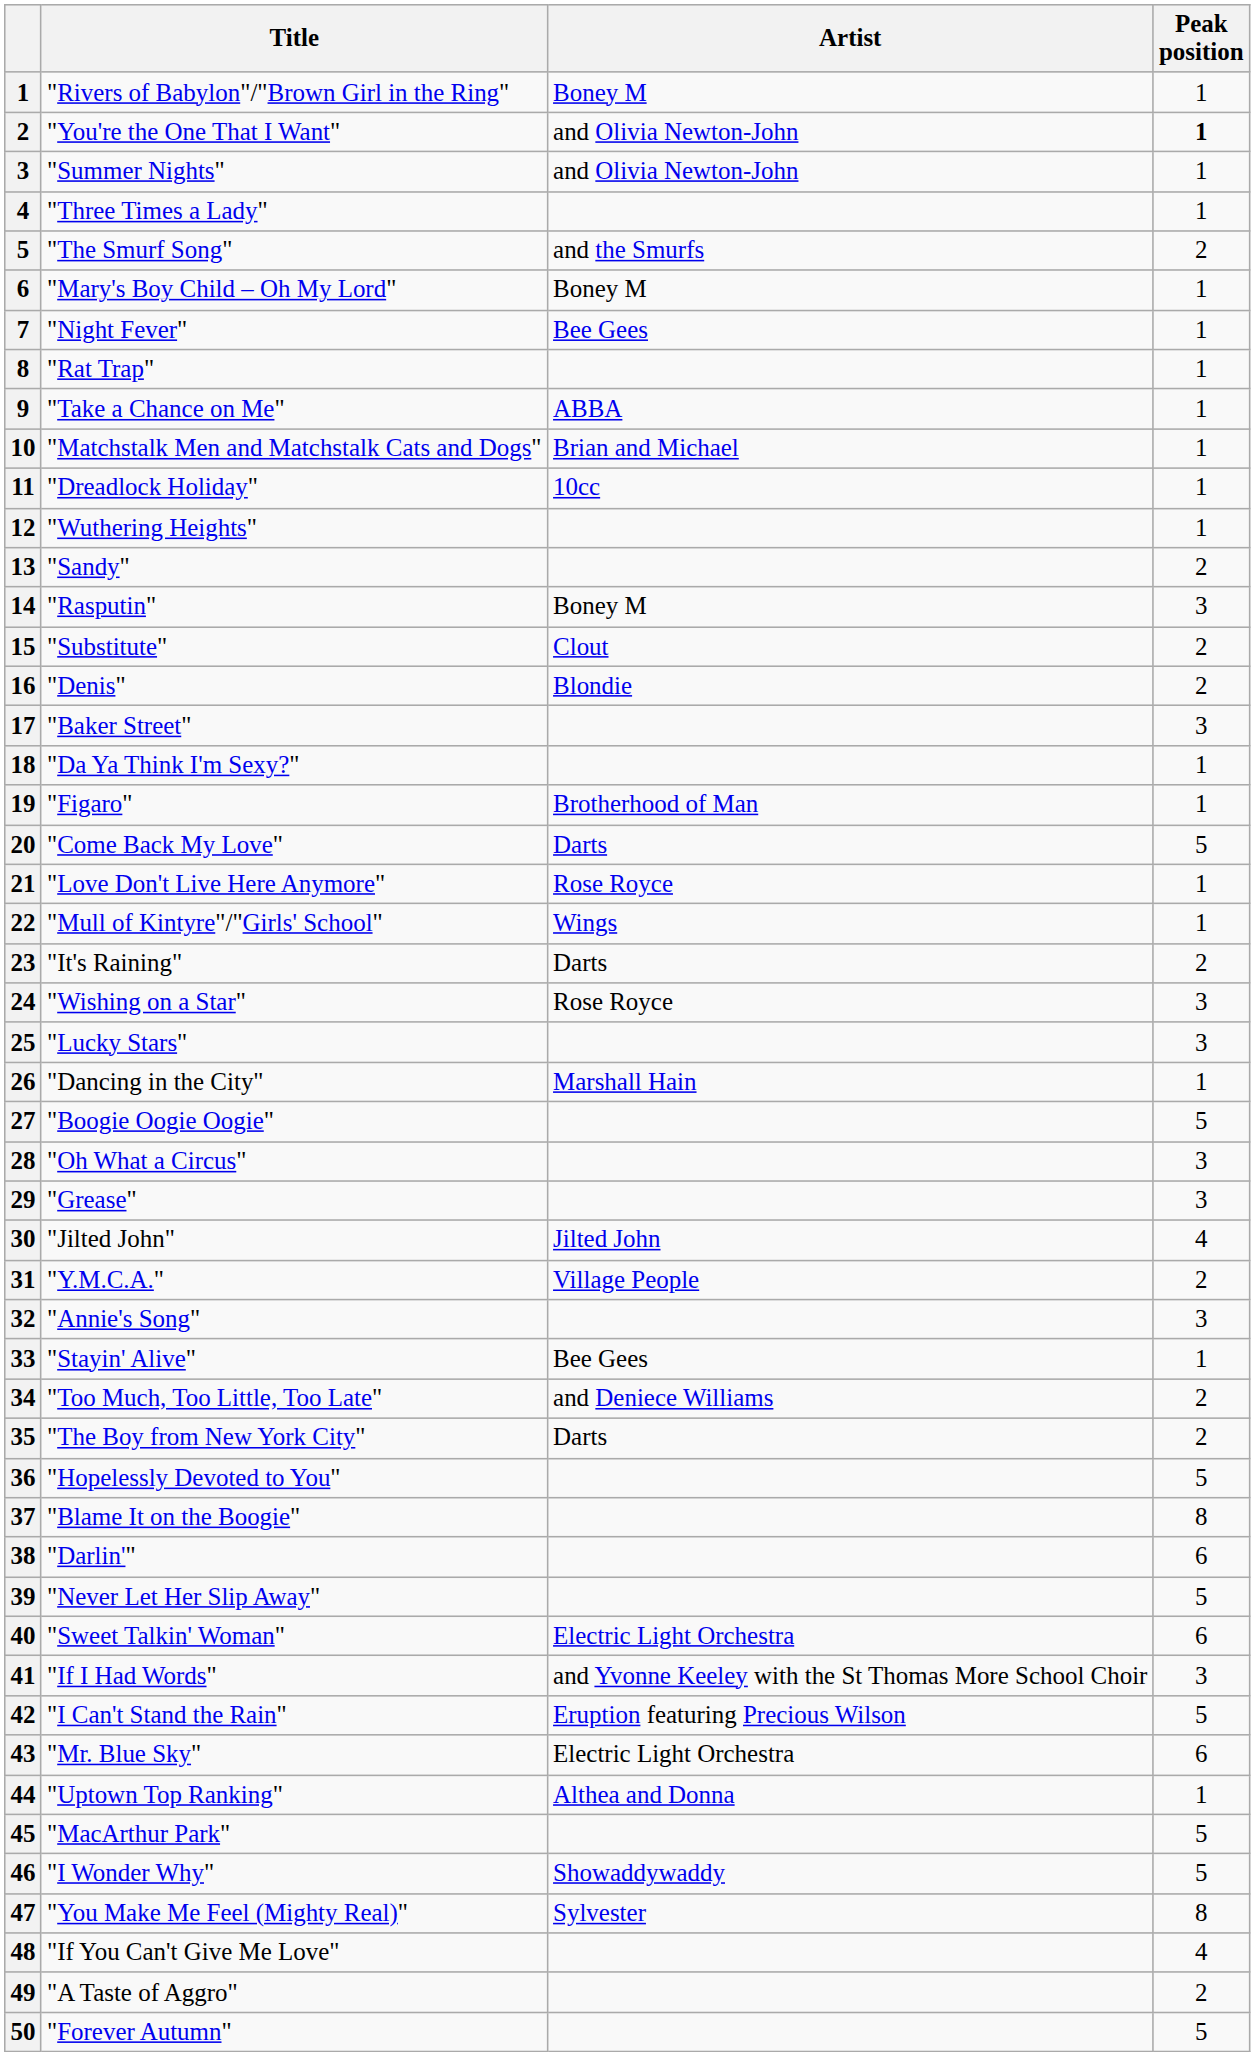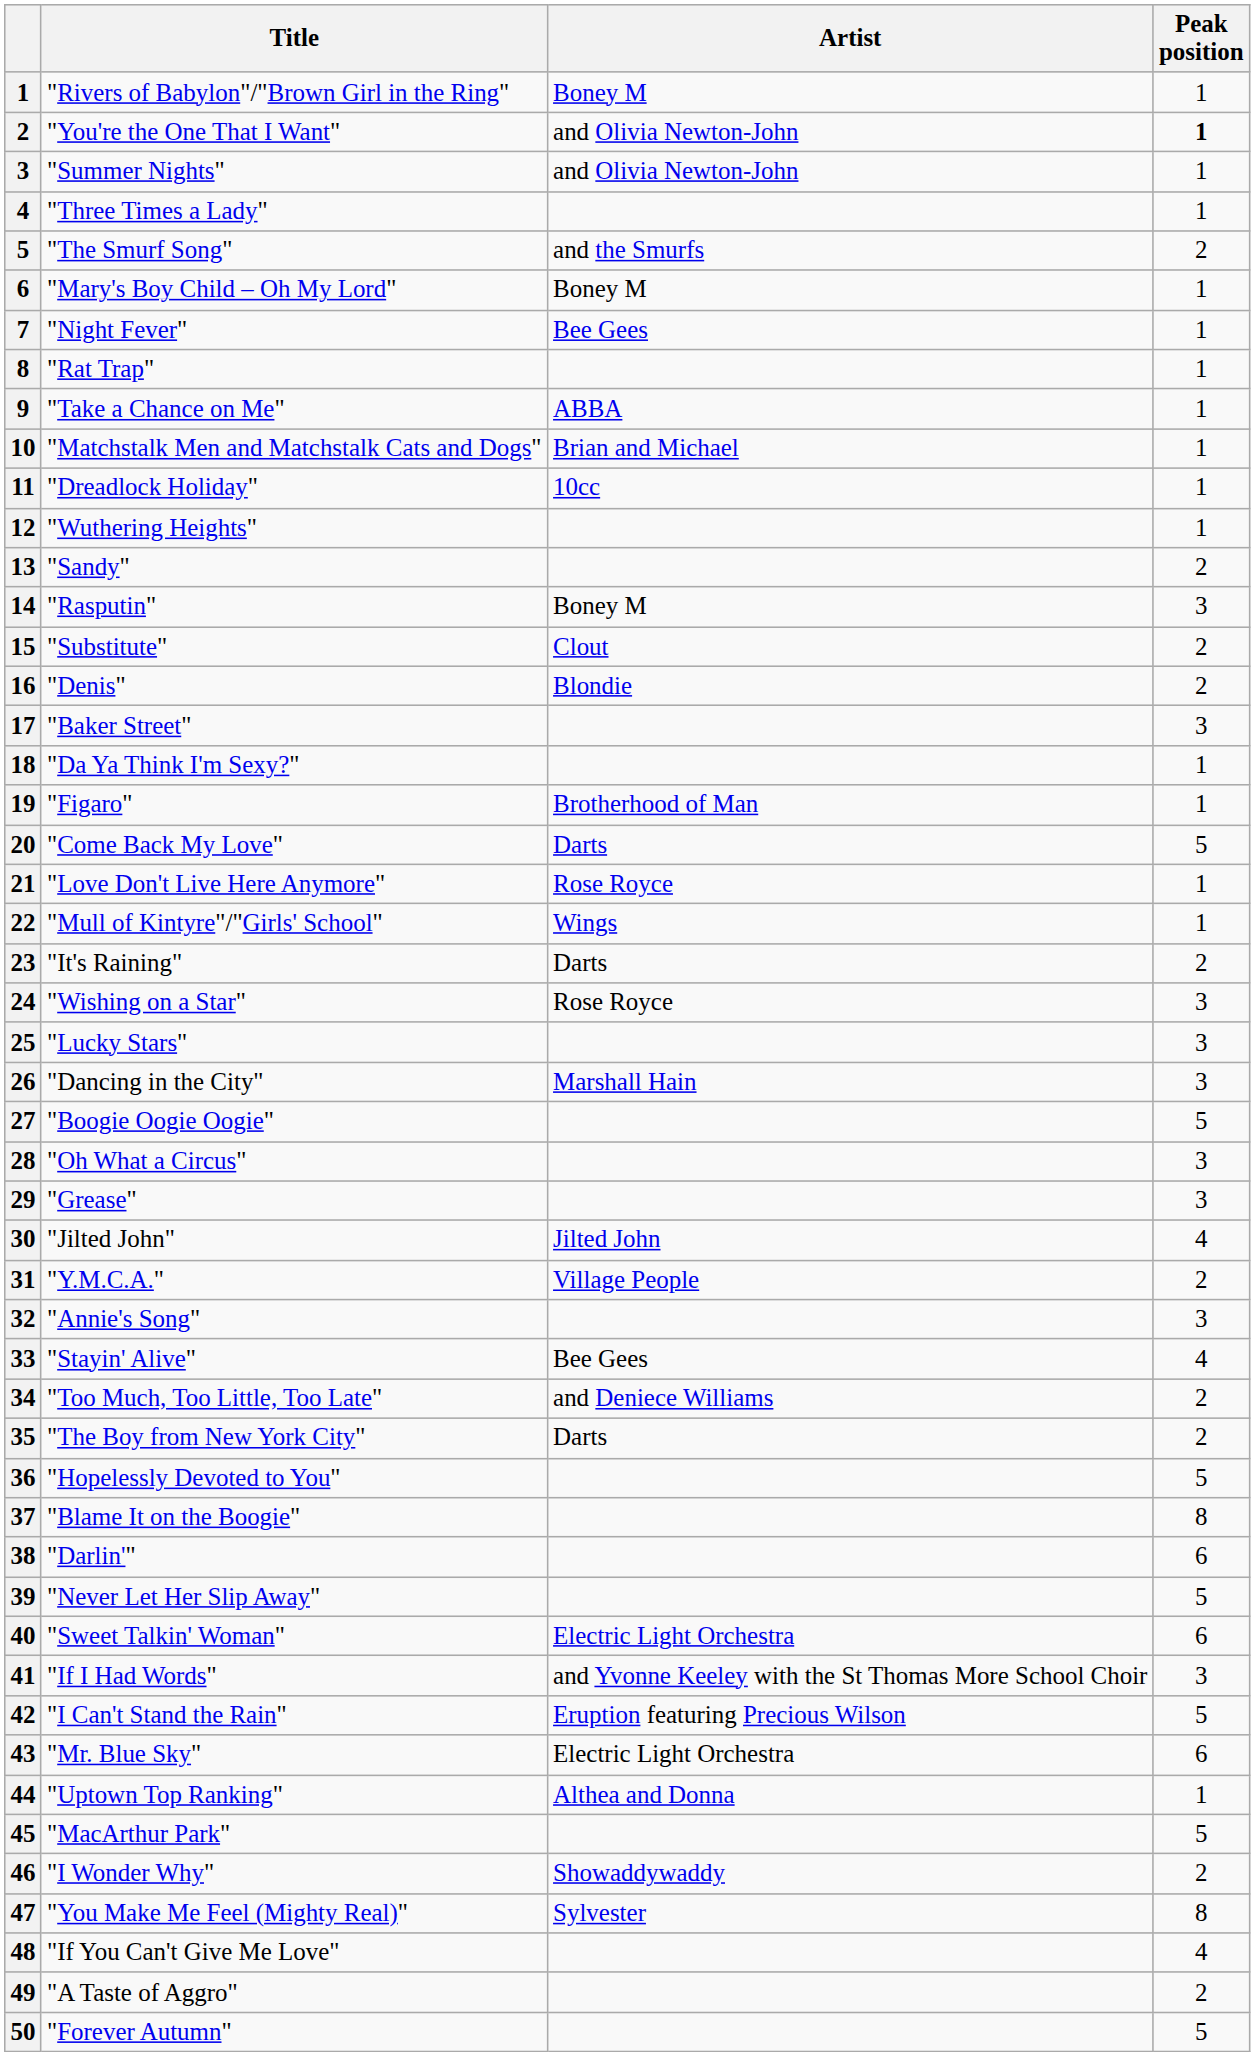(1201, 1081) 1 -> (1201, 1081) 3
(1201, 1358) 1 -> (1201, 1358) 4
(1201, 1873) 5 -> (1201, 1873) 2
